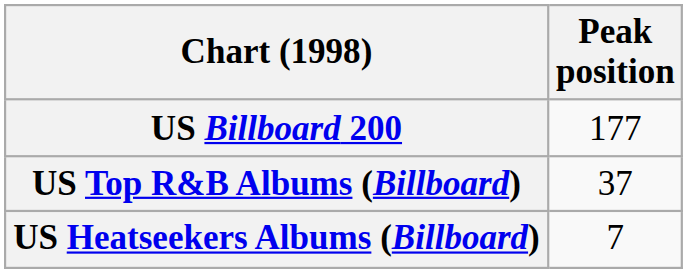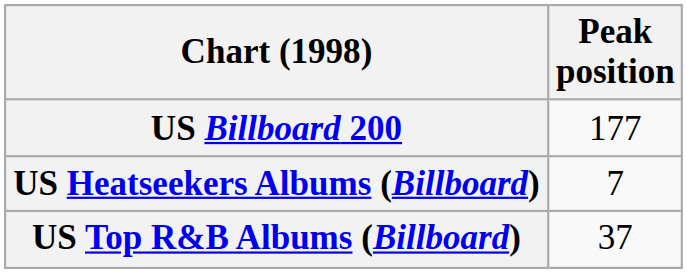rows swapped: (276, 182) <-> (276, 238)
